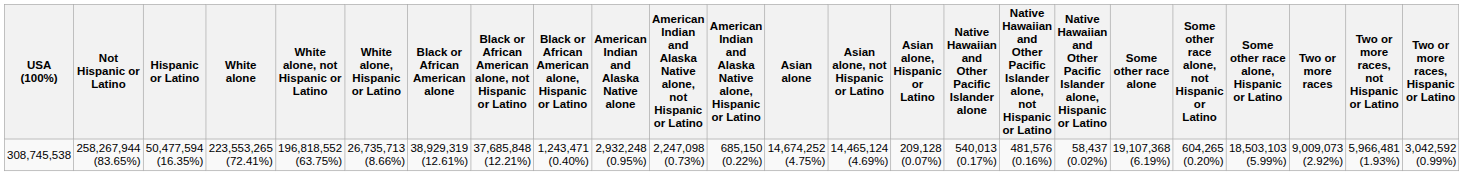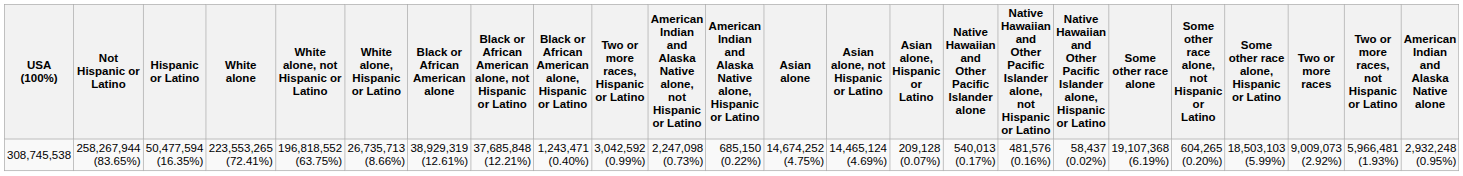columns swapped: (620, 71) <-> (1431, 71)
